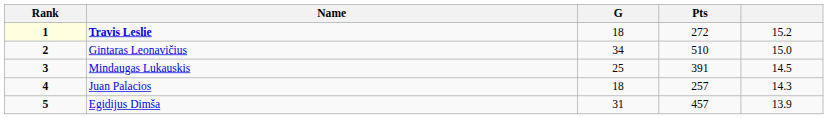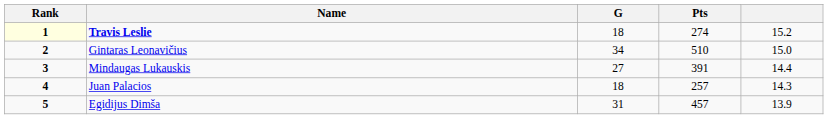(700, 31) 272 -> (700, 31) 274
(618, 68) 25 -> (618, 68) 27
(782, 68) 14.5 -> (782, 68) 14.4
